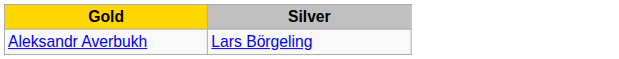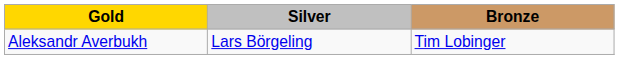+ column: (513, 16)
